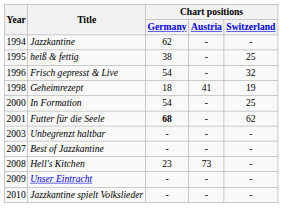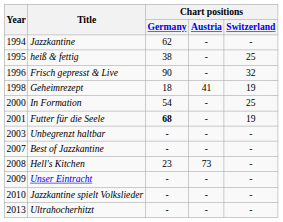(167, 73) 54 -> (167, 73) 90
(251, 118) 62 -> (251, 118) 19
+ row: (62, 210)
